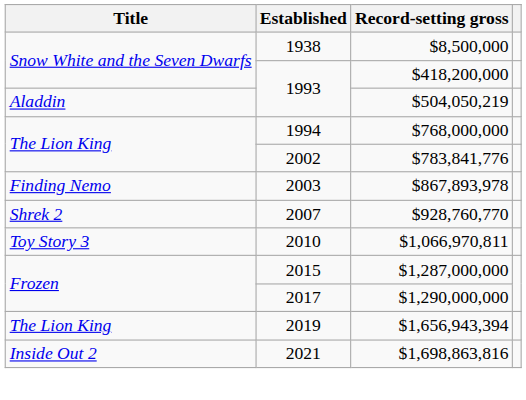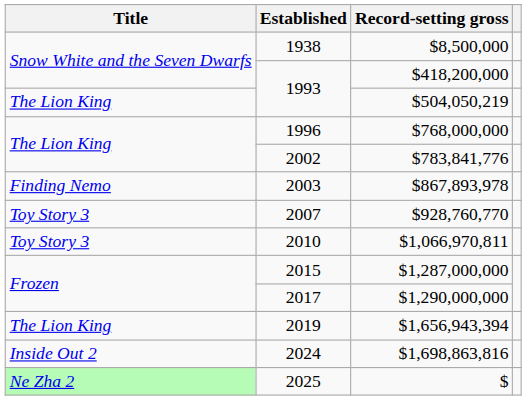(38, 102) Aladdin -> (61, 102) The Lion King
(303, 130) 1994 -> (303, 130) 1996
(36, 213) Shrek 2 -> (49, 213) Toy Story 3
(303, 353) 2021 -> (303, 353) 2024
+ row: (504, 381)
